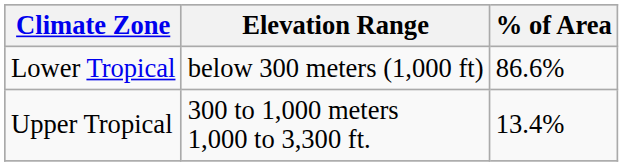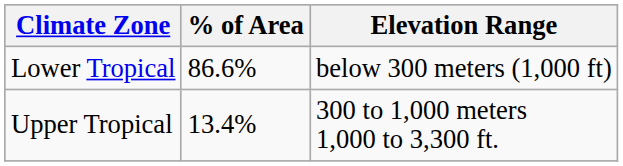columns swapped: (336, 25) <-> (554, 25)
